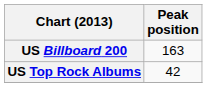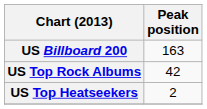+ row: (74, 93)
